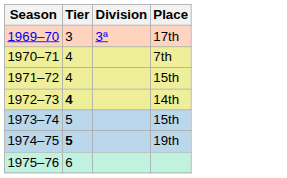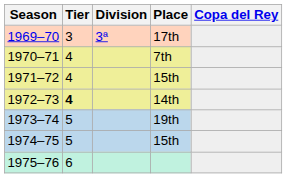+ column: (236, 15)
(166, 120) 15th -> (166, 120) 19th
(69, 141) bold -> (69, 141) normal
(166, 141) 19th -> (166, 141) 15th
